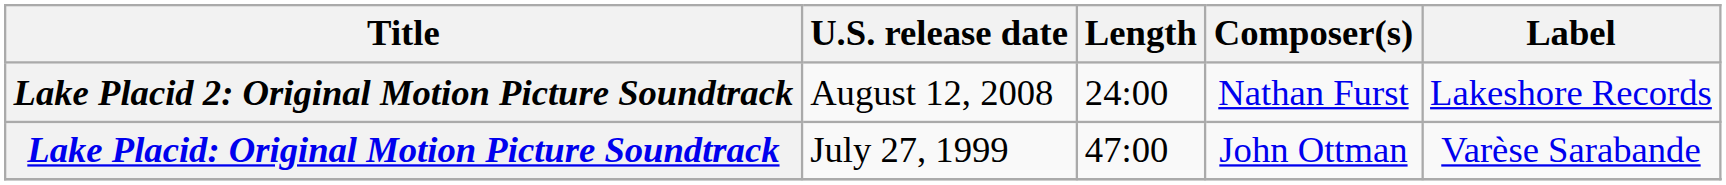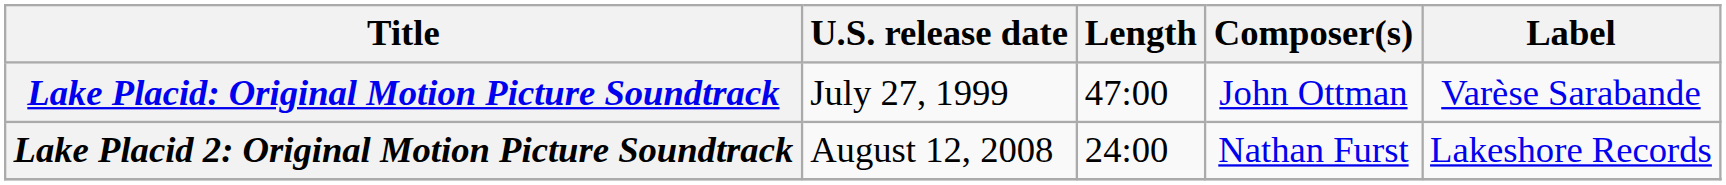rows swapped: (403, 149) <-> (403, 91)
